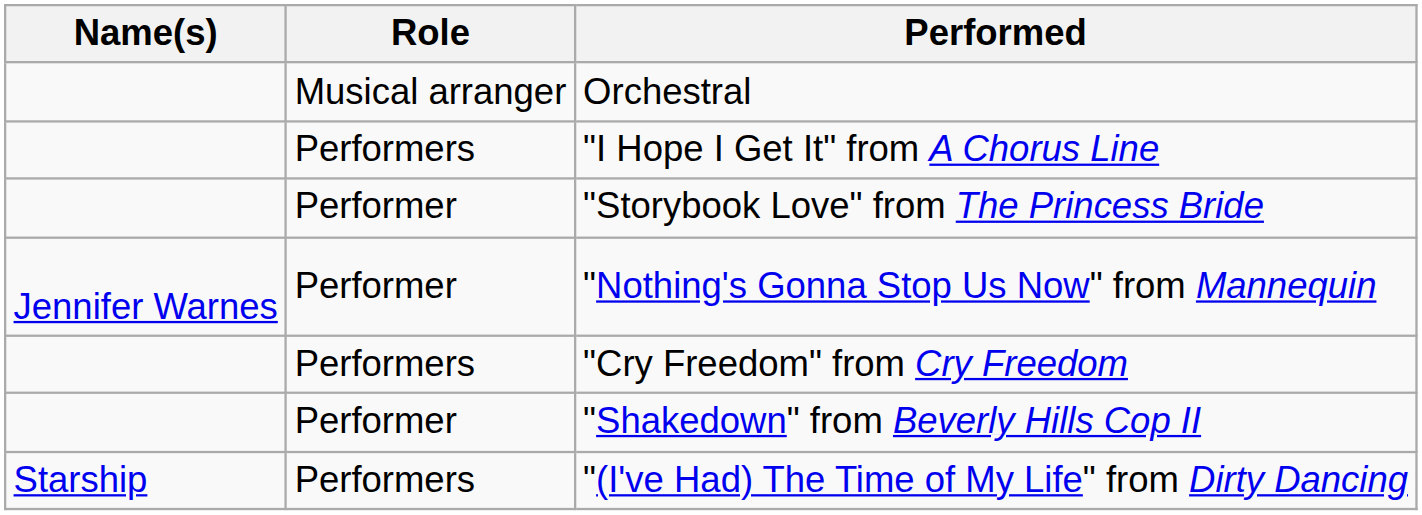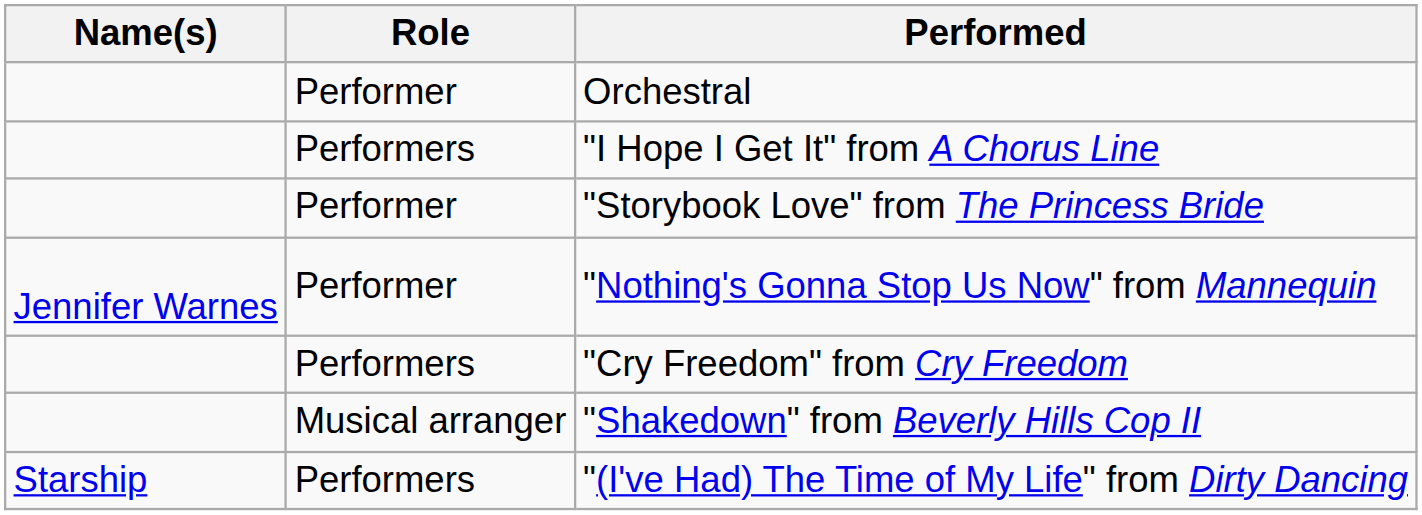(430, 91) Musical arranger -> (376, 91) Performer
(376, 421) Performer -> (430, 421) Musical arranger
